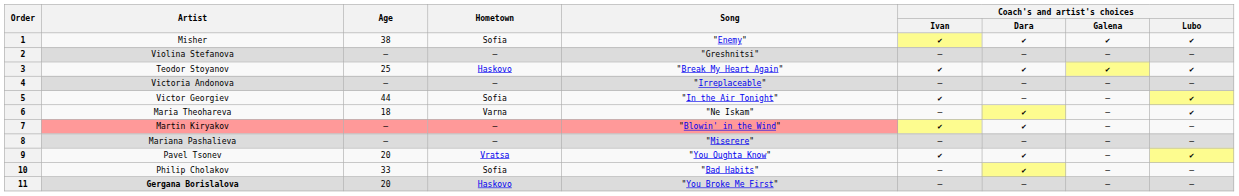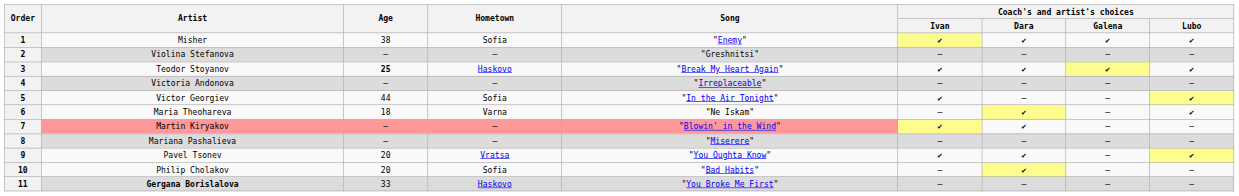(386, 69) normal -> (386, 69) bold
(386, 170) 33 -> (386, 170) 20
(386, 184) 20 -> (386, 184) 33
